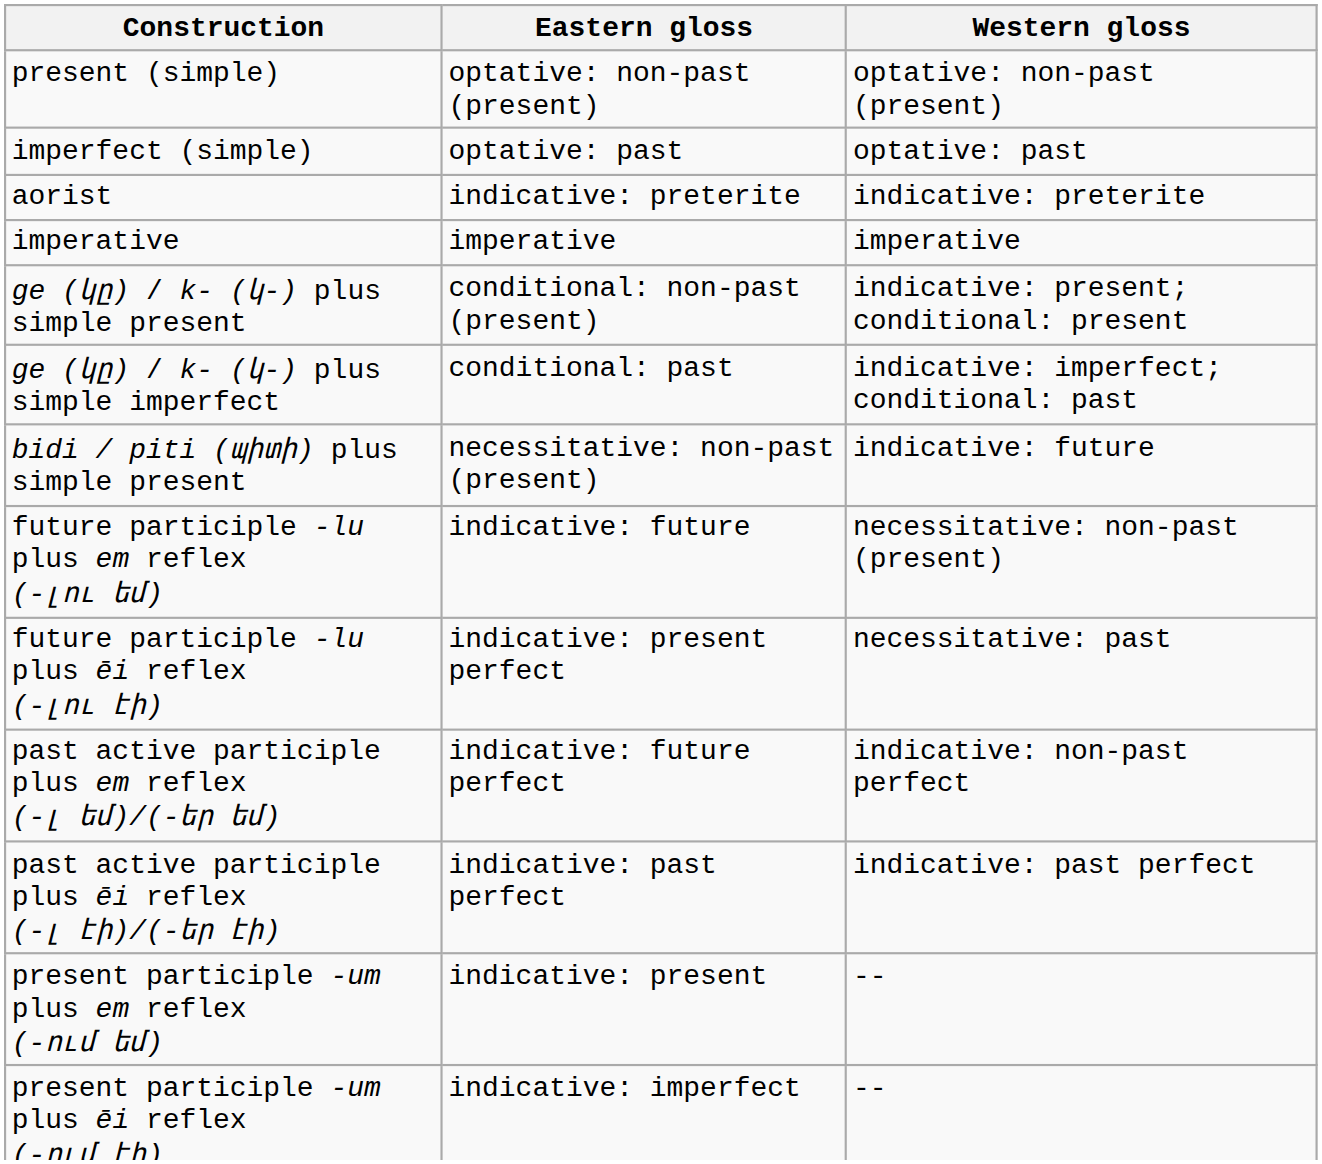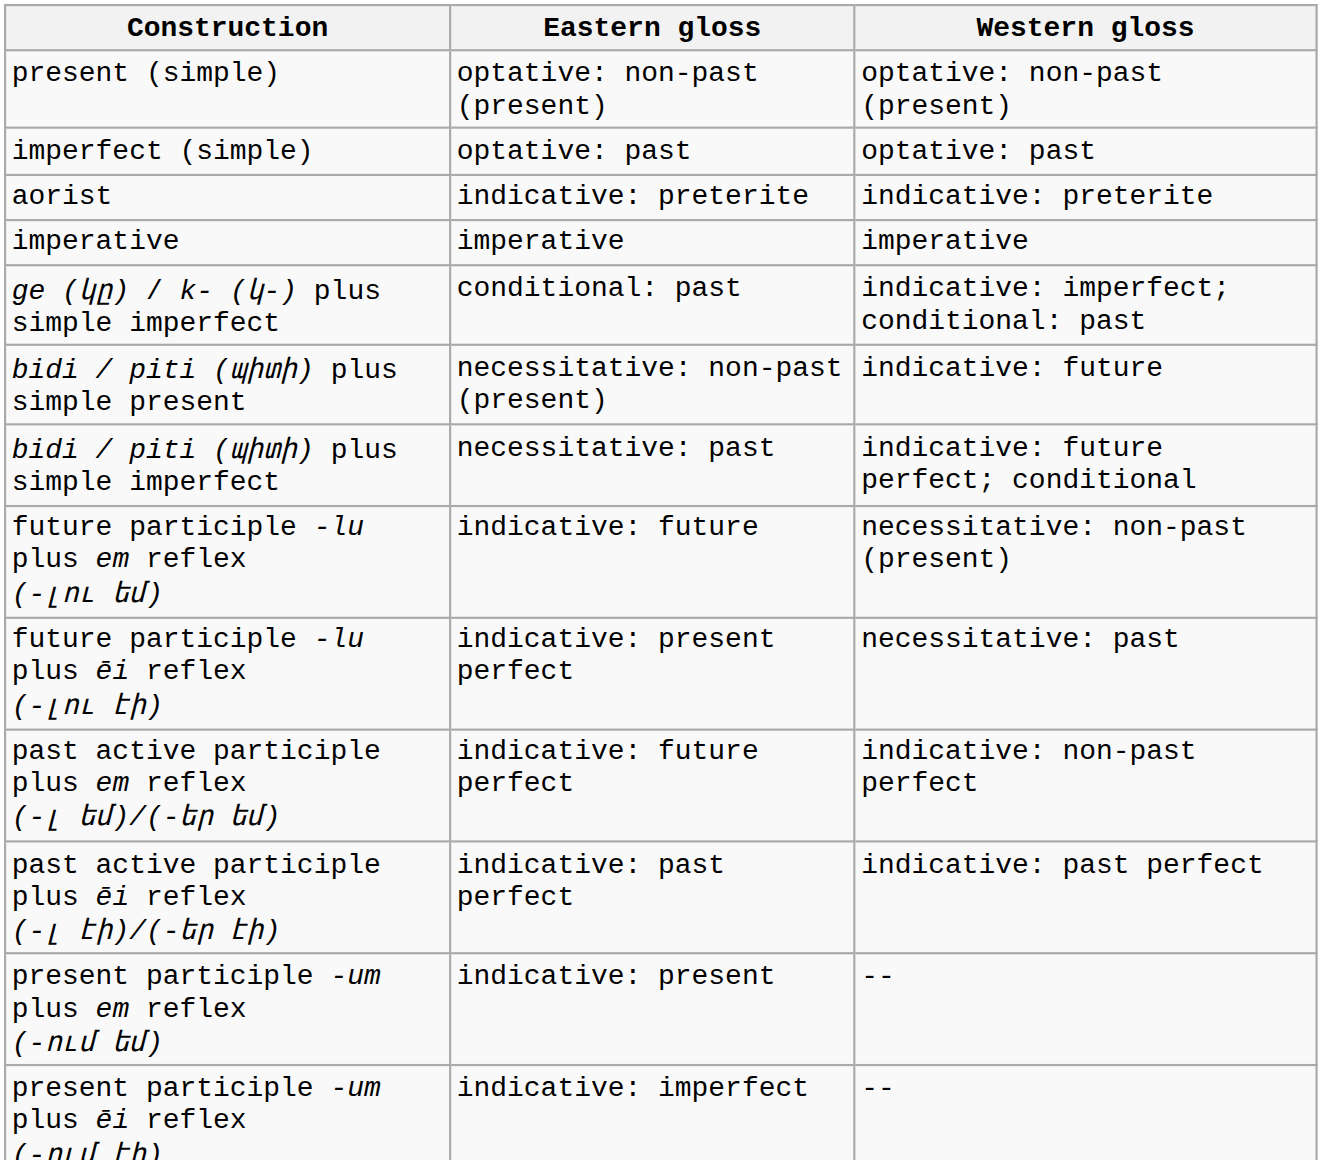- row: (196, 306)
+ row: (205, 466)
